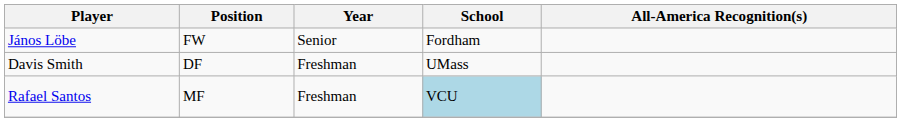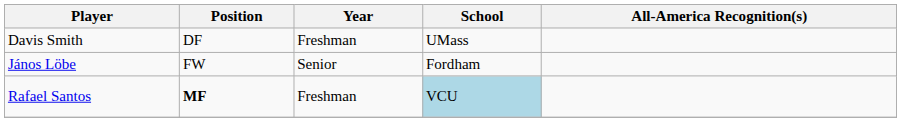rows swapped: (45, 64) <-> (42, 40)
(194, 96) normal -> (195, 96) bold
